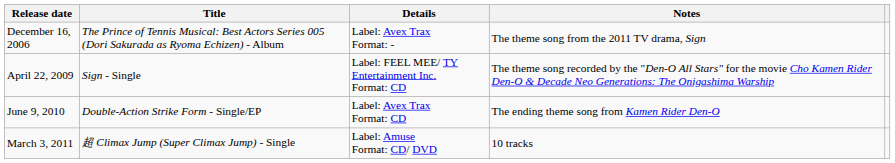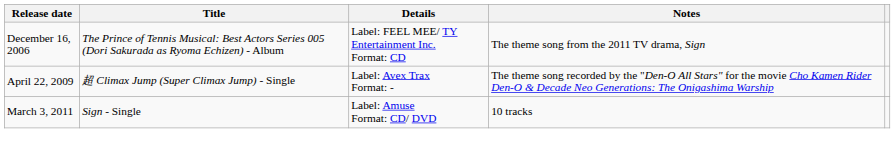(391, 37) Label: Avex Trax Format: - -> (404, 44) Label: FEEL MEE/ TY Entertainment Inc. Format: CD
(111, 75) Sign - Single -> (189, 81) 超 Climax Jump (Super Climax Jump) - Single
(405, 75) Label: FEEL MEE/ TY Entertainment Inc. Format: CD -> (390, 81) Label: Avex Trax Format: -
- row: (36, 112)
(189, 142) 超 Climax Jump (Super Climax Jump) - Single -> (111, 112) Sign - Single
